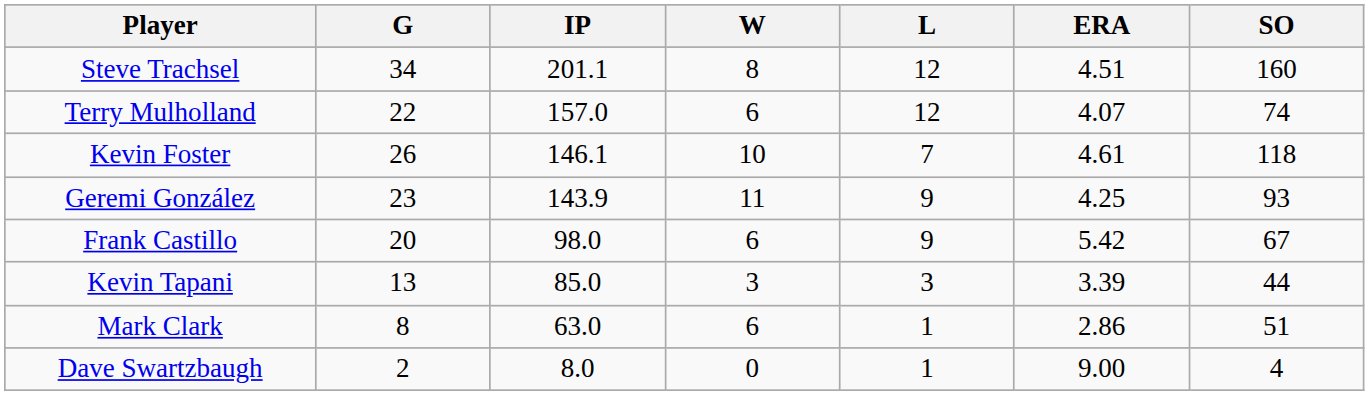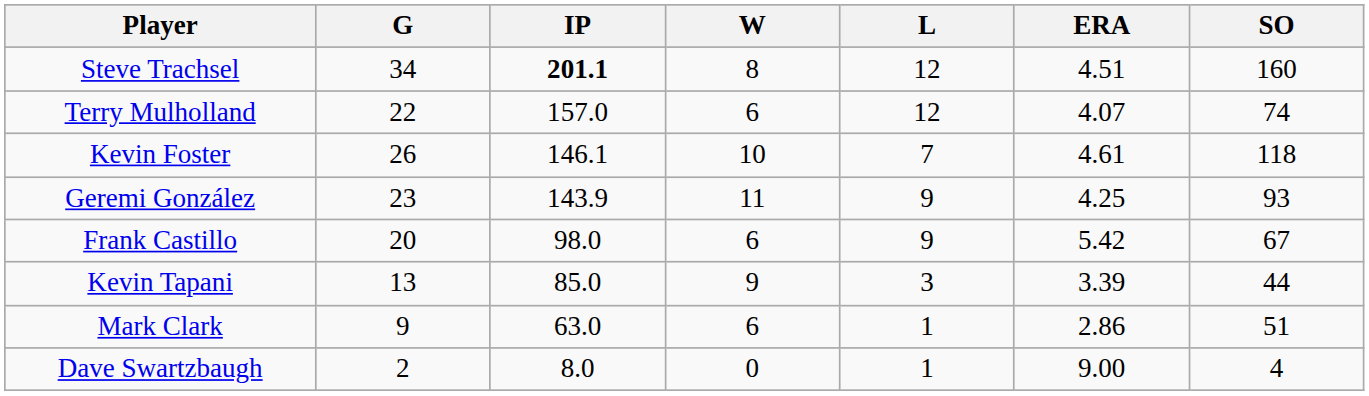(578, 68) normal -> (578, 68) bold
(752, 283) 3 -> (752, 283) 9
(403, 326) 8 -> (403, 326) 9
